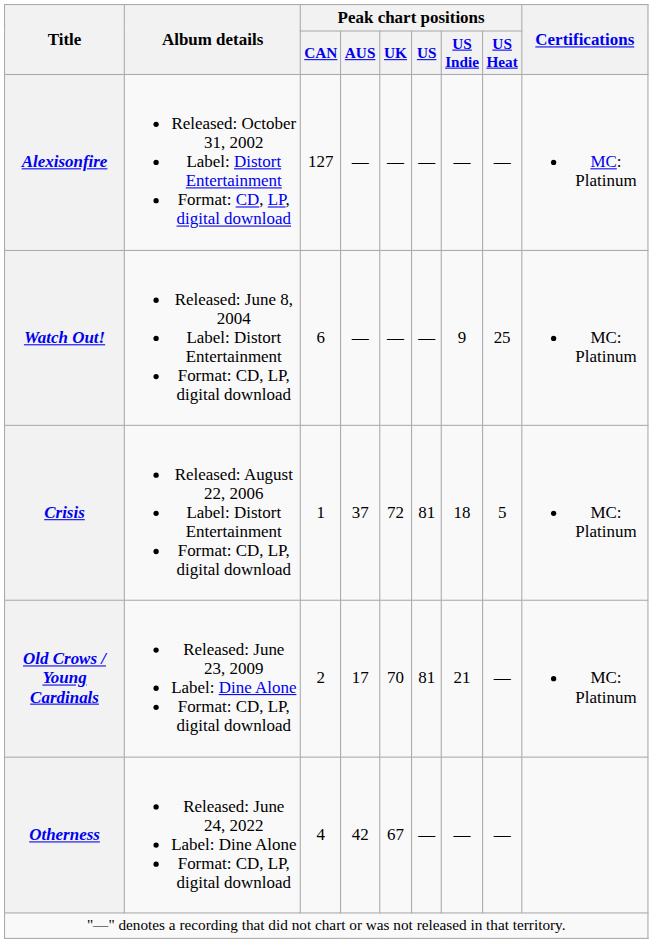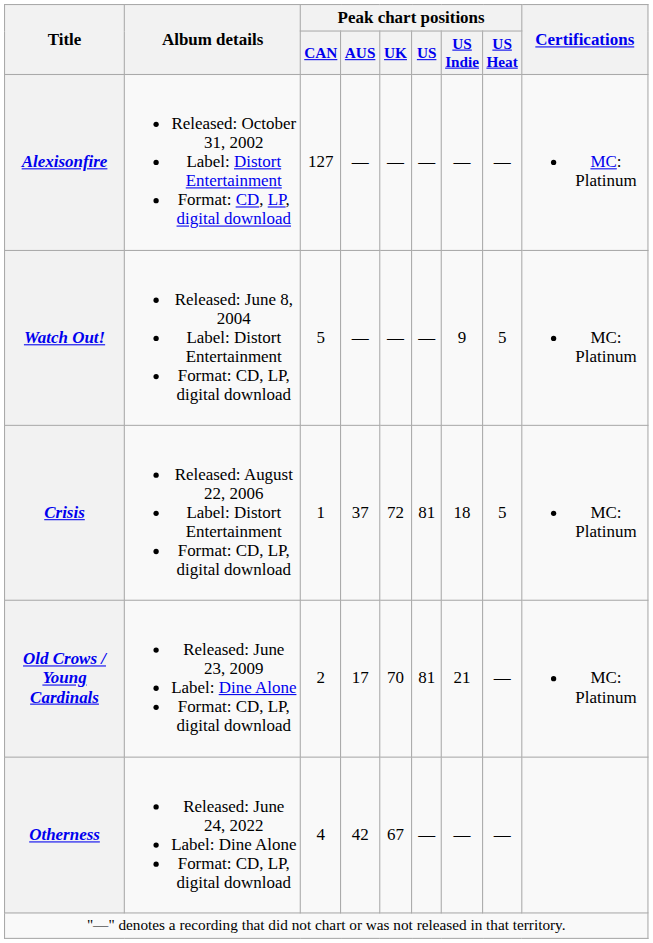(321, 337) 6 -> (321, 337) 5
(502, 337) 25 -> (502, 337) 5
